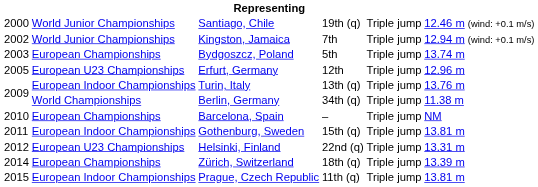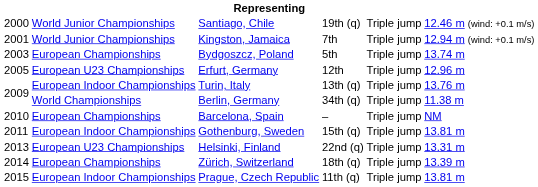(17, 39) 2002 -> (17, 39) 2001
(17, 147) 2012 -> (17, 147) 2013
